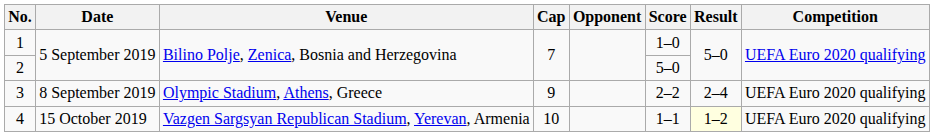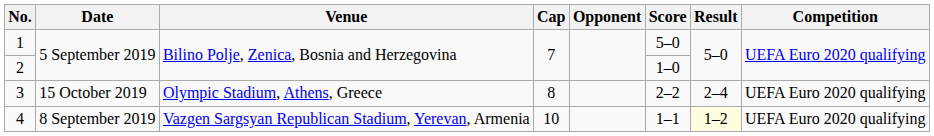(668, 42) 1–0 -> (668, 42) 5–0
(668, 67) 5–0 -> (668, 67) 1–0
(97, 93) 8 September 2019 -> (93, 93) 15 October 2019
(551, 93) 9 -> (551, 93) 8
(93, 118) 15 October 2019 -> (97, 118) 8 September 2019
